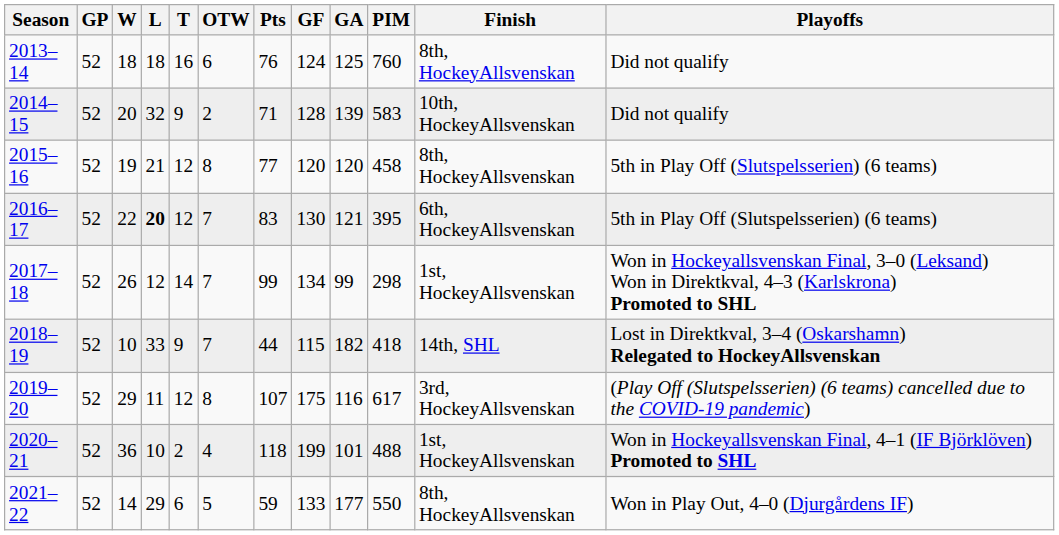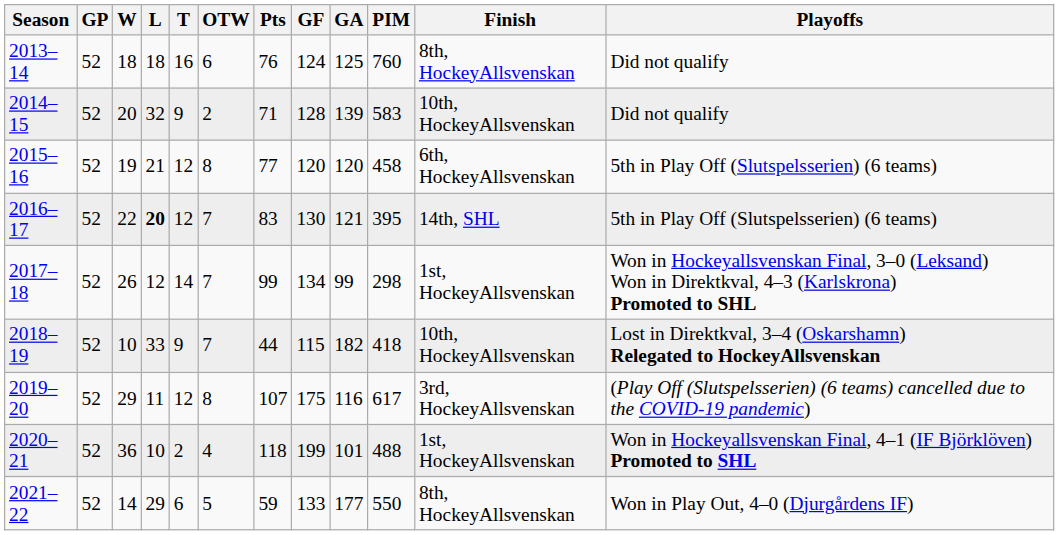(497, 166) 8th, HockeyAllsvenskan -> (497, 166) 6th, HockeyAllsvenskan
(497, 218) 6th, HockeyAllsvenskan -> (459, 218) 14th, SHL
(459, 345) 14th, SHL -> (497, 345) 10th, HockeyAllsvenskan
